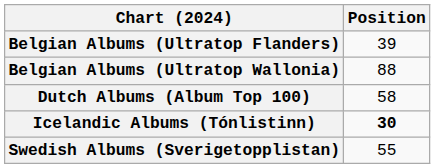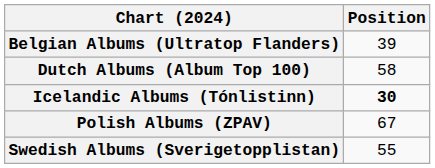- row: (174, 71)
+ row: (174, 124)
